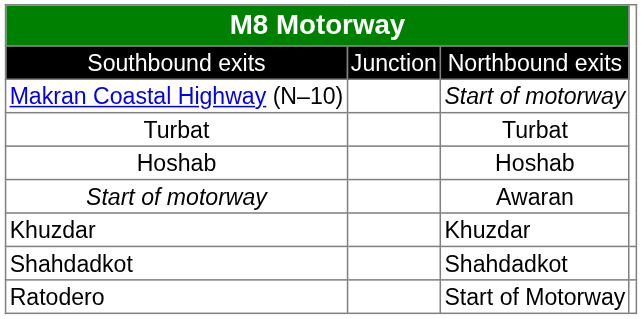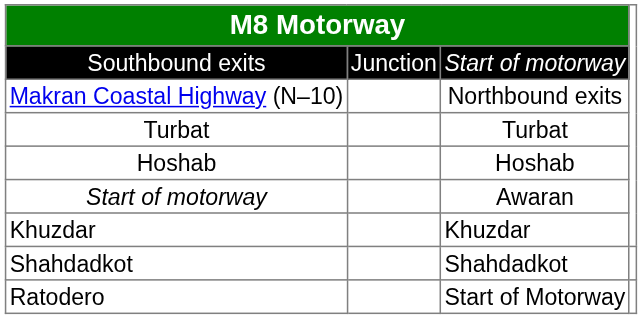(535, 63) Northbound exits -> (535, 63) Start of motorway
(535, 96) Start of motorway -> (535, 96) Northbound exits
